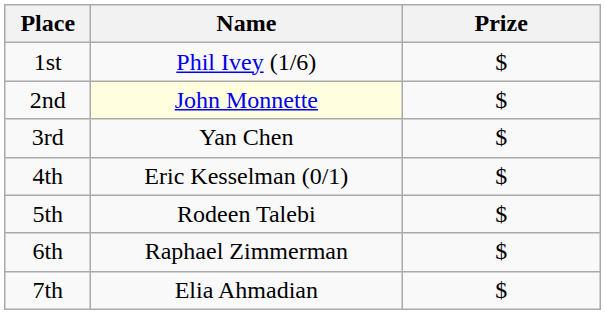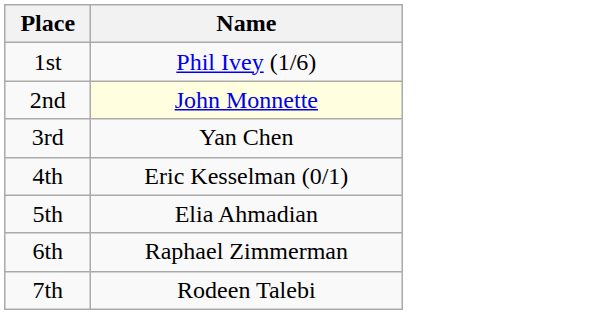- column: (501, 23)
(246, 213) Rodeen Talebi -> (246, 213) Elia Ahmadian
(246, 289) Elia Ahmadian -> (246, 289) Rodeen Talebi
